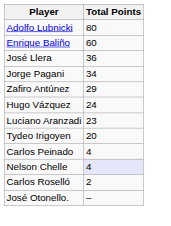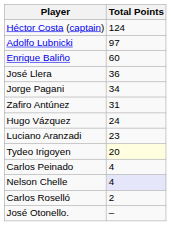+ row: (55, 27)
(91, 27) 80 -> (114, 43) 97
(91, 89) 29 -> (114, 105) 31
(91, 136) no background -> (114, 151) lightyellow background
